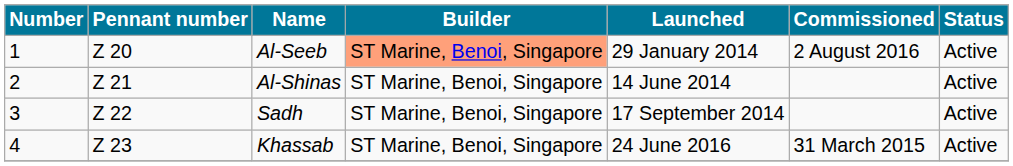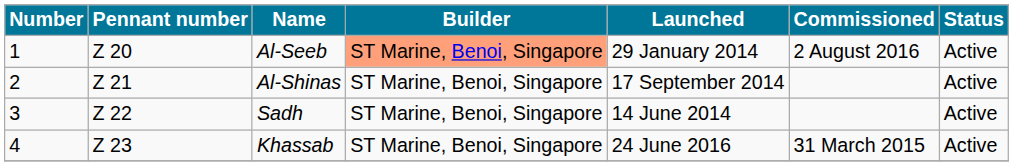(671, 82) 14 June 2014 -> (698, 82) 17 September 2014
(698, 113) 17 September 2014 -> (671, 113) 14 June 2014
